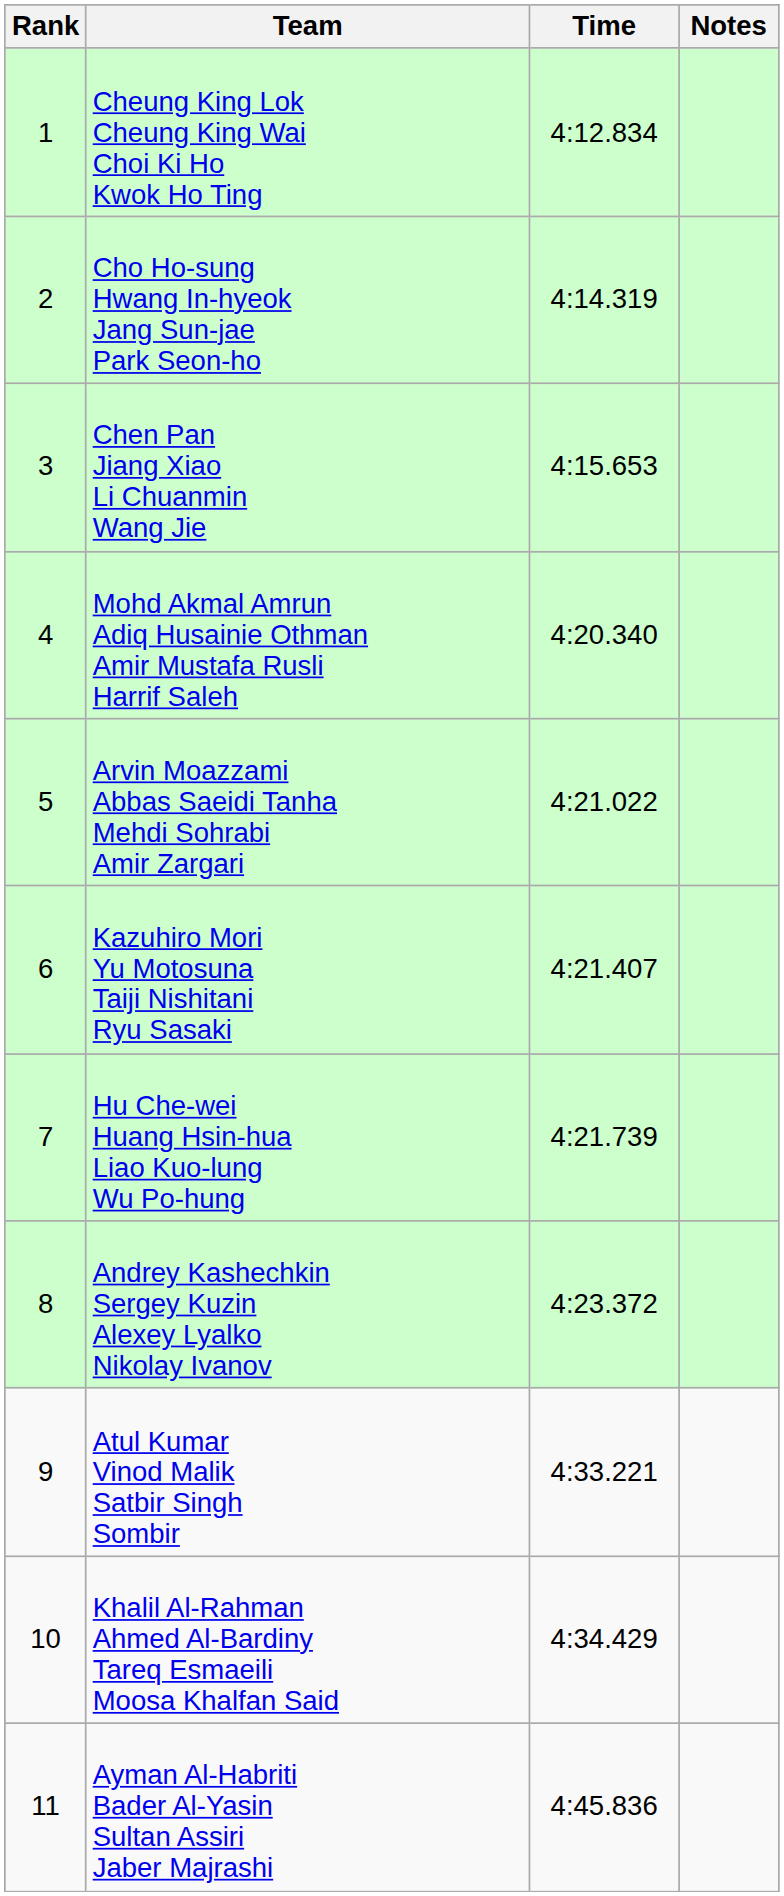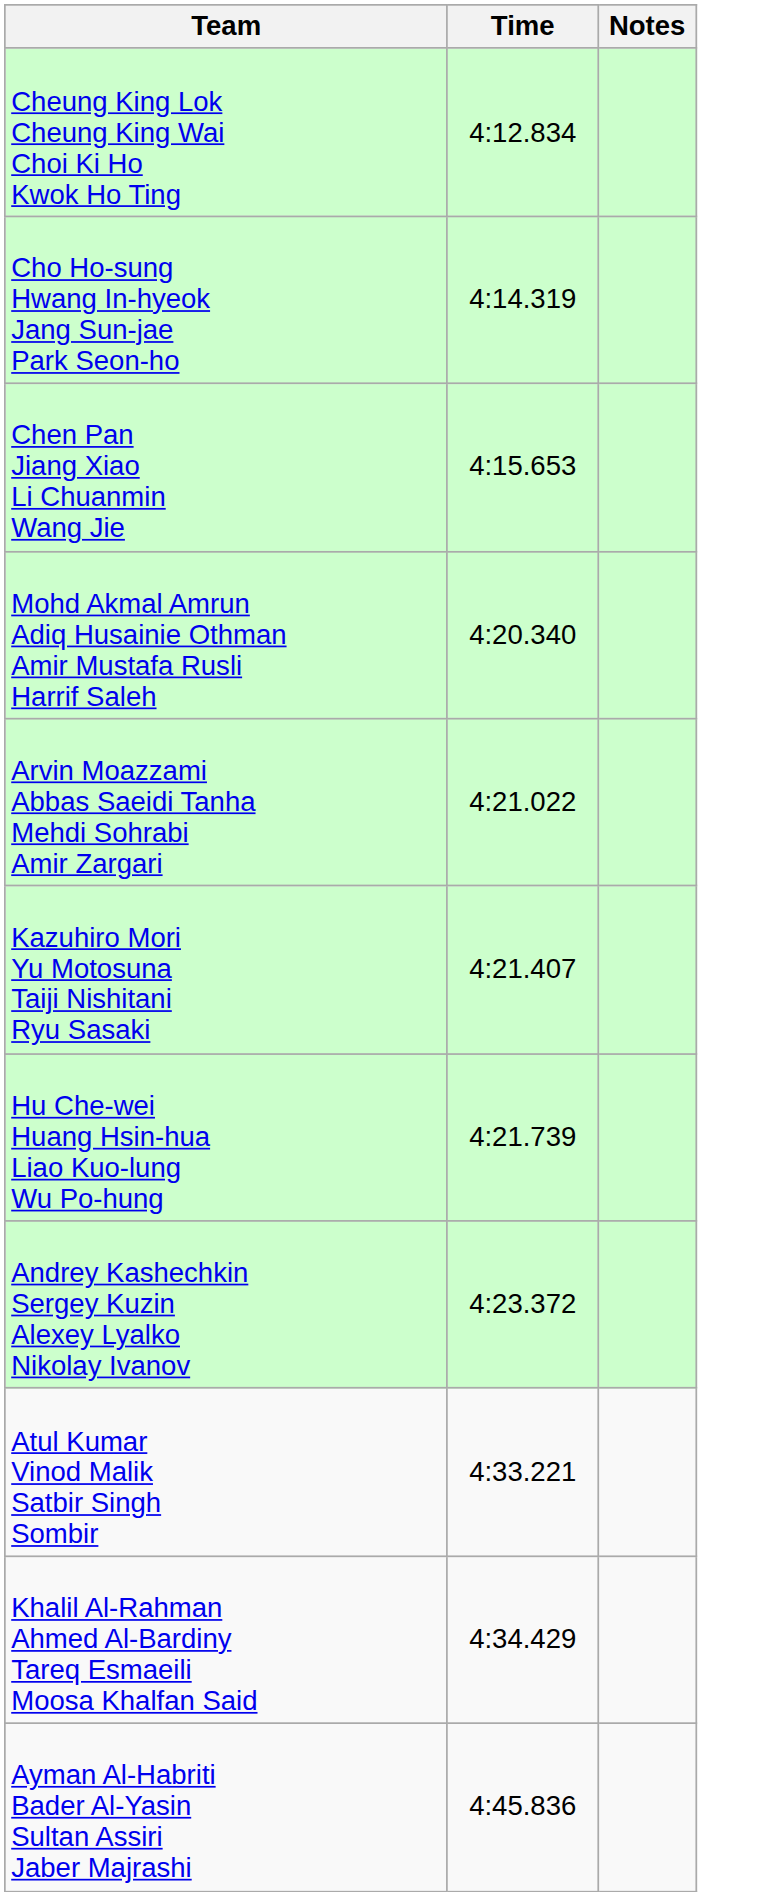- column: (46, 26)
